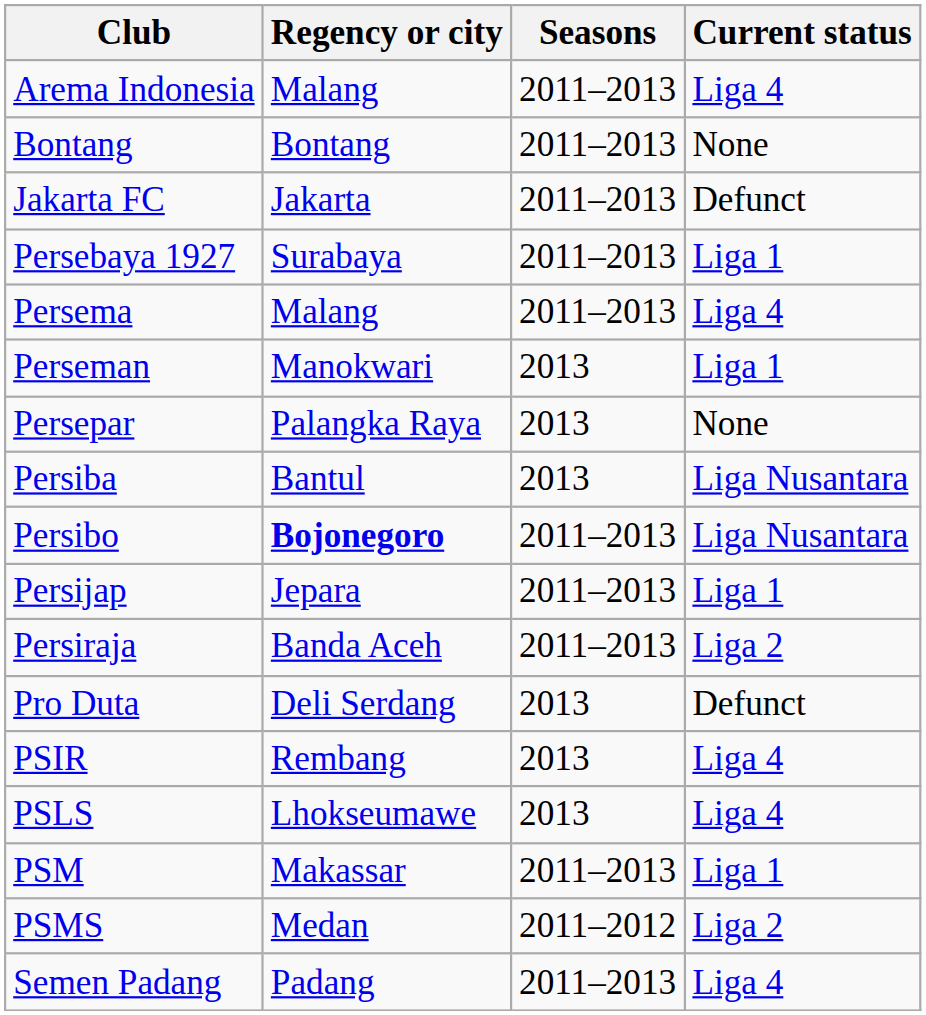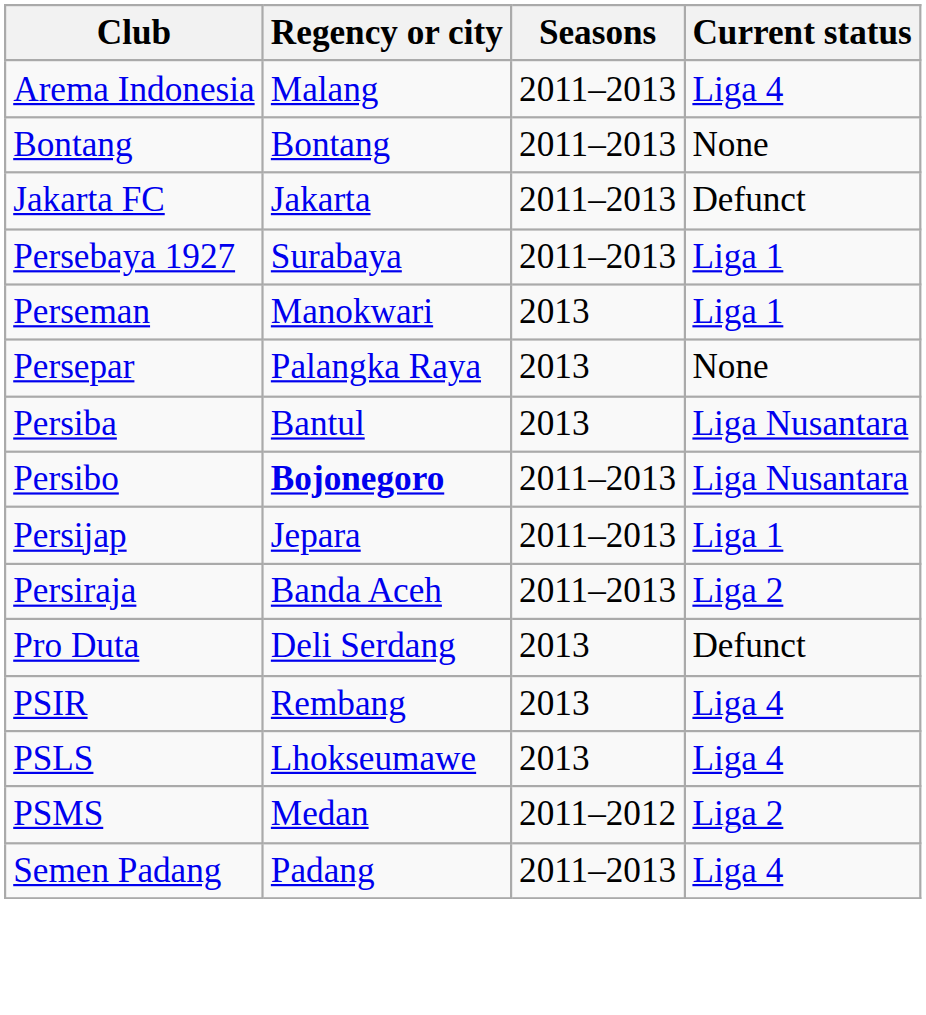- row: (73, 311)
- row: (48, 869)
